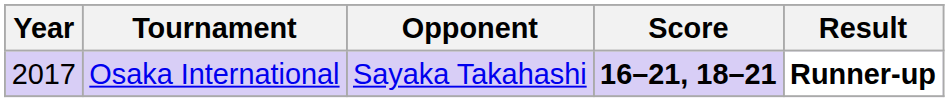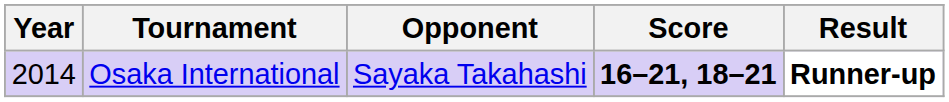(44, 74) 2017 -> (44, 74) 2014
